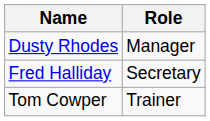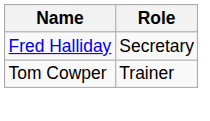- row: (63, 45)
